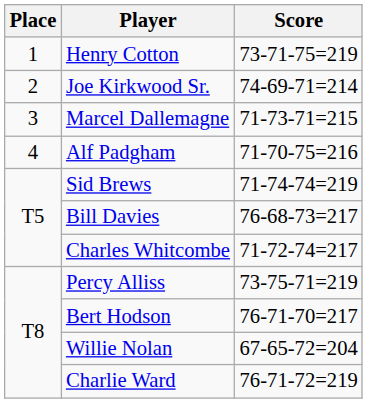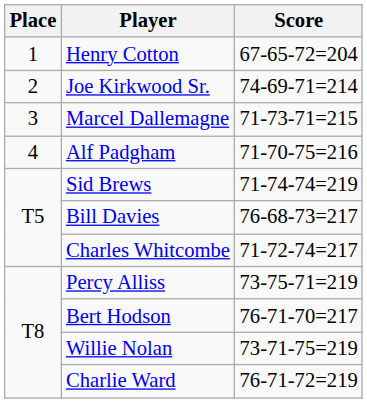(299, 53) 73-71-75=219 -> (299, 53) 67-65-72=204
(299, 348) 67-65-72=204 -> (299, 348) 73-71-75=219
